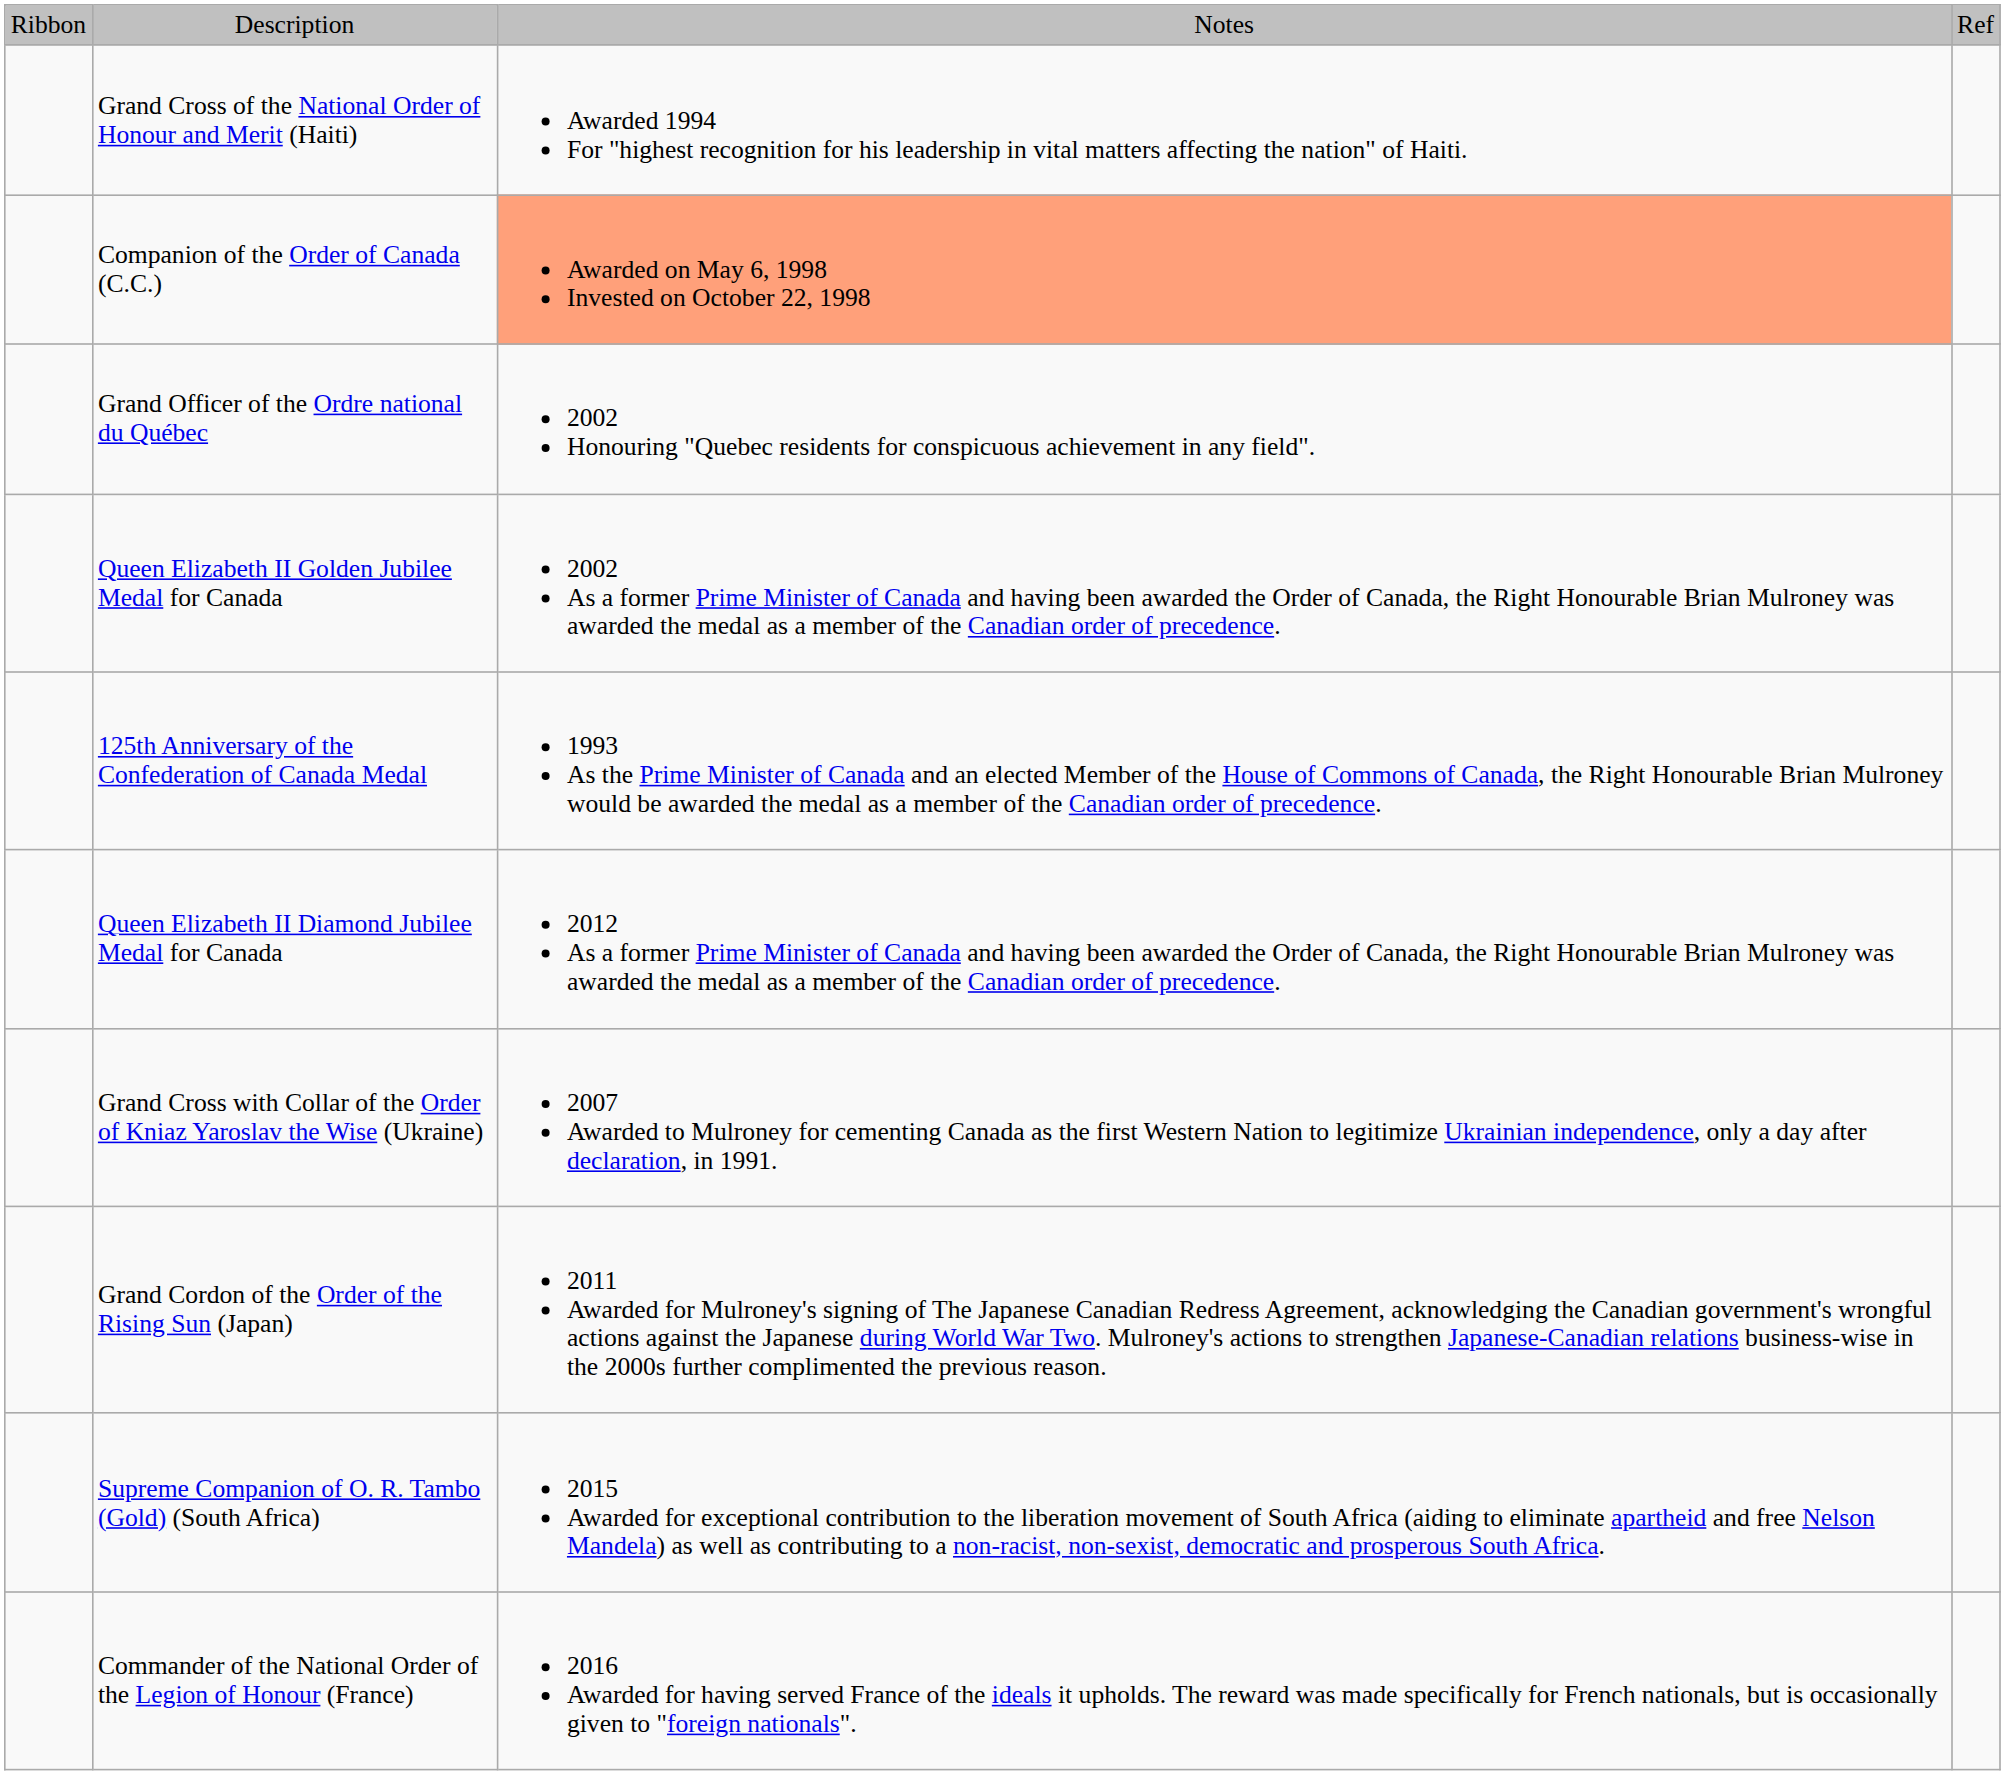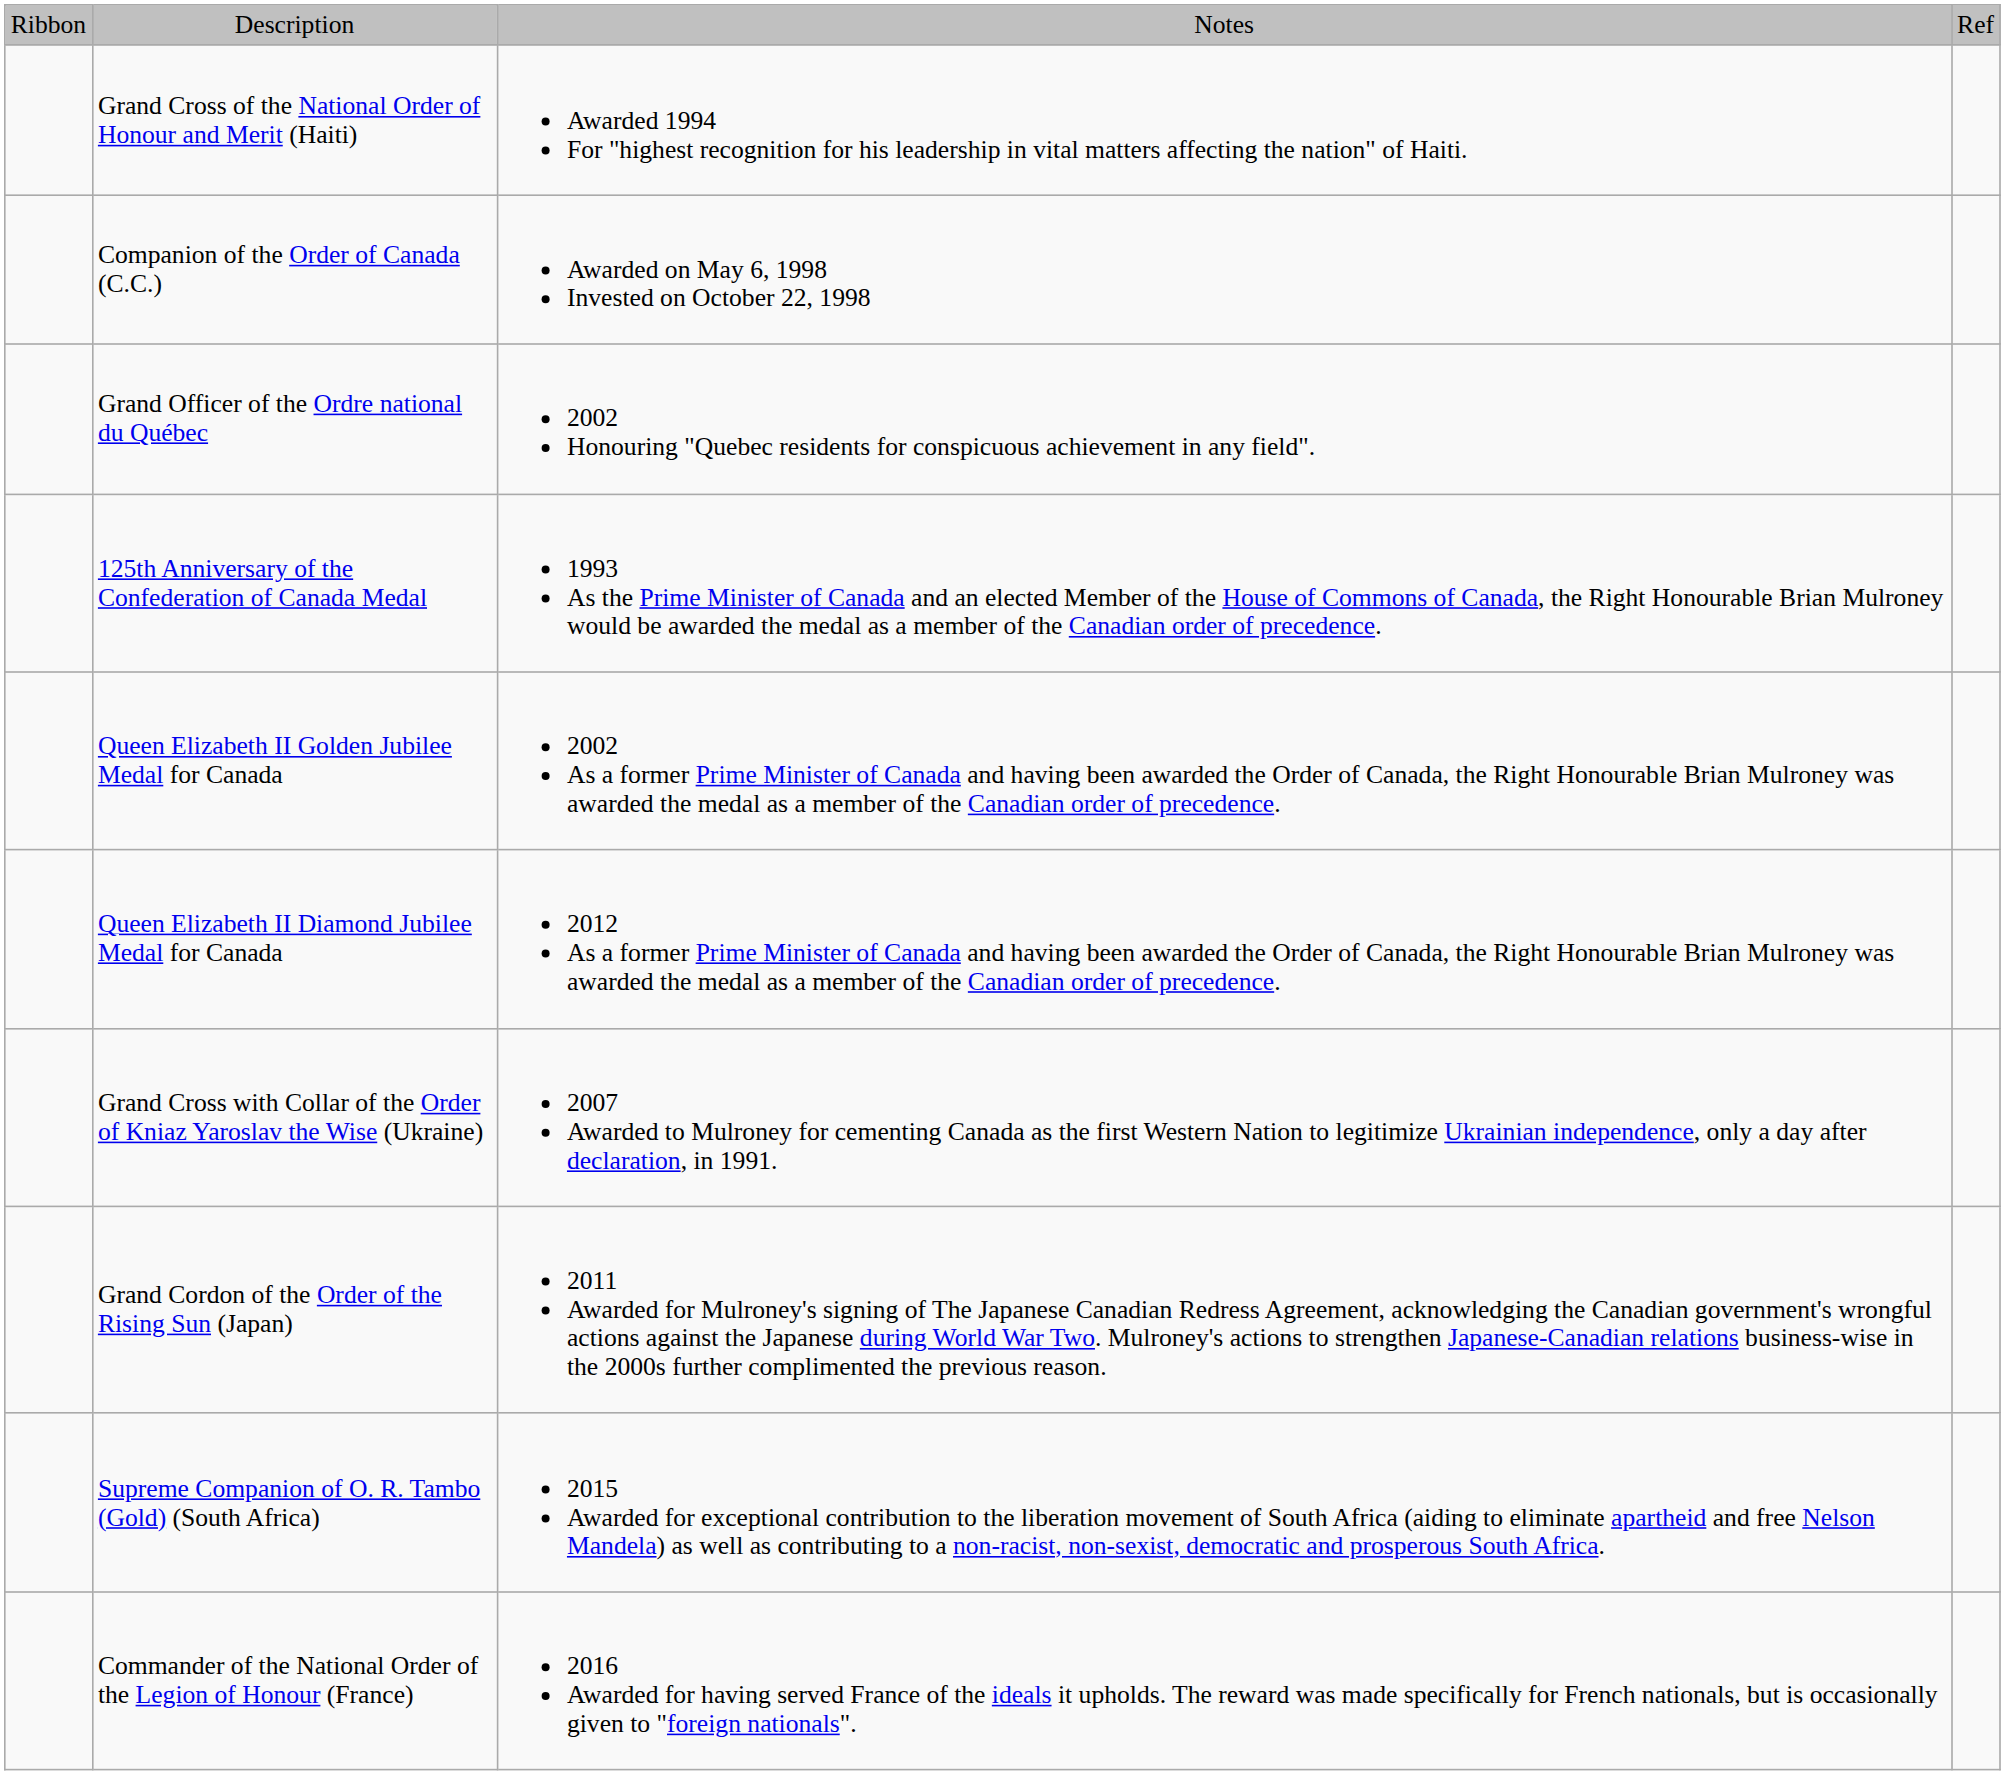(1224, 284) lightsalmon background -> (1224, 284) no background
rows swapped: (262, 760) <-> (275, 582)
